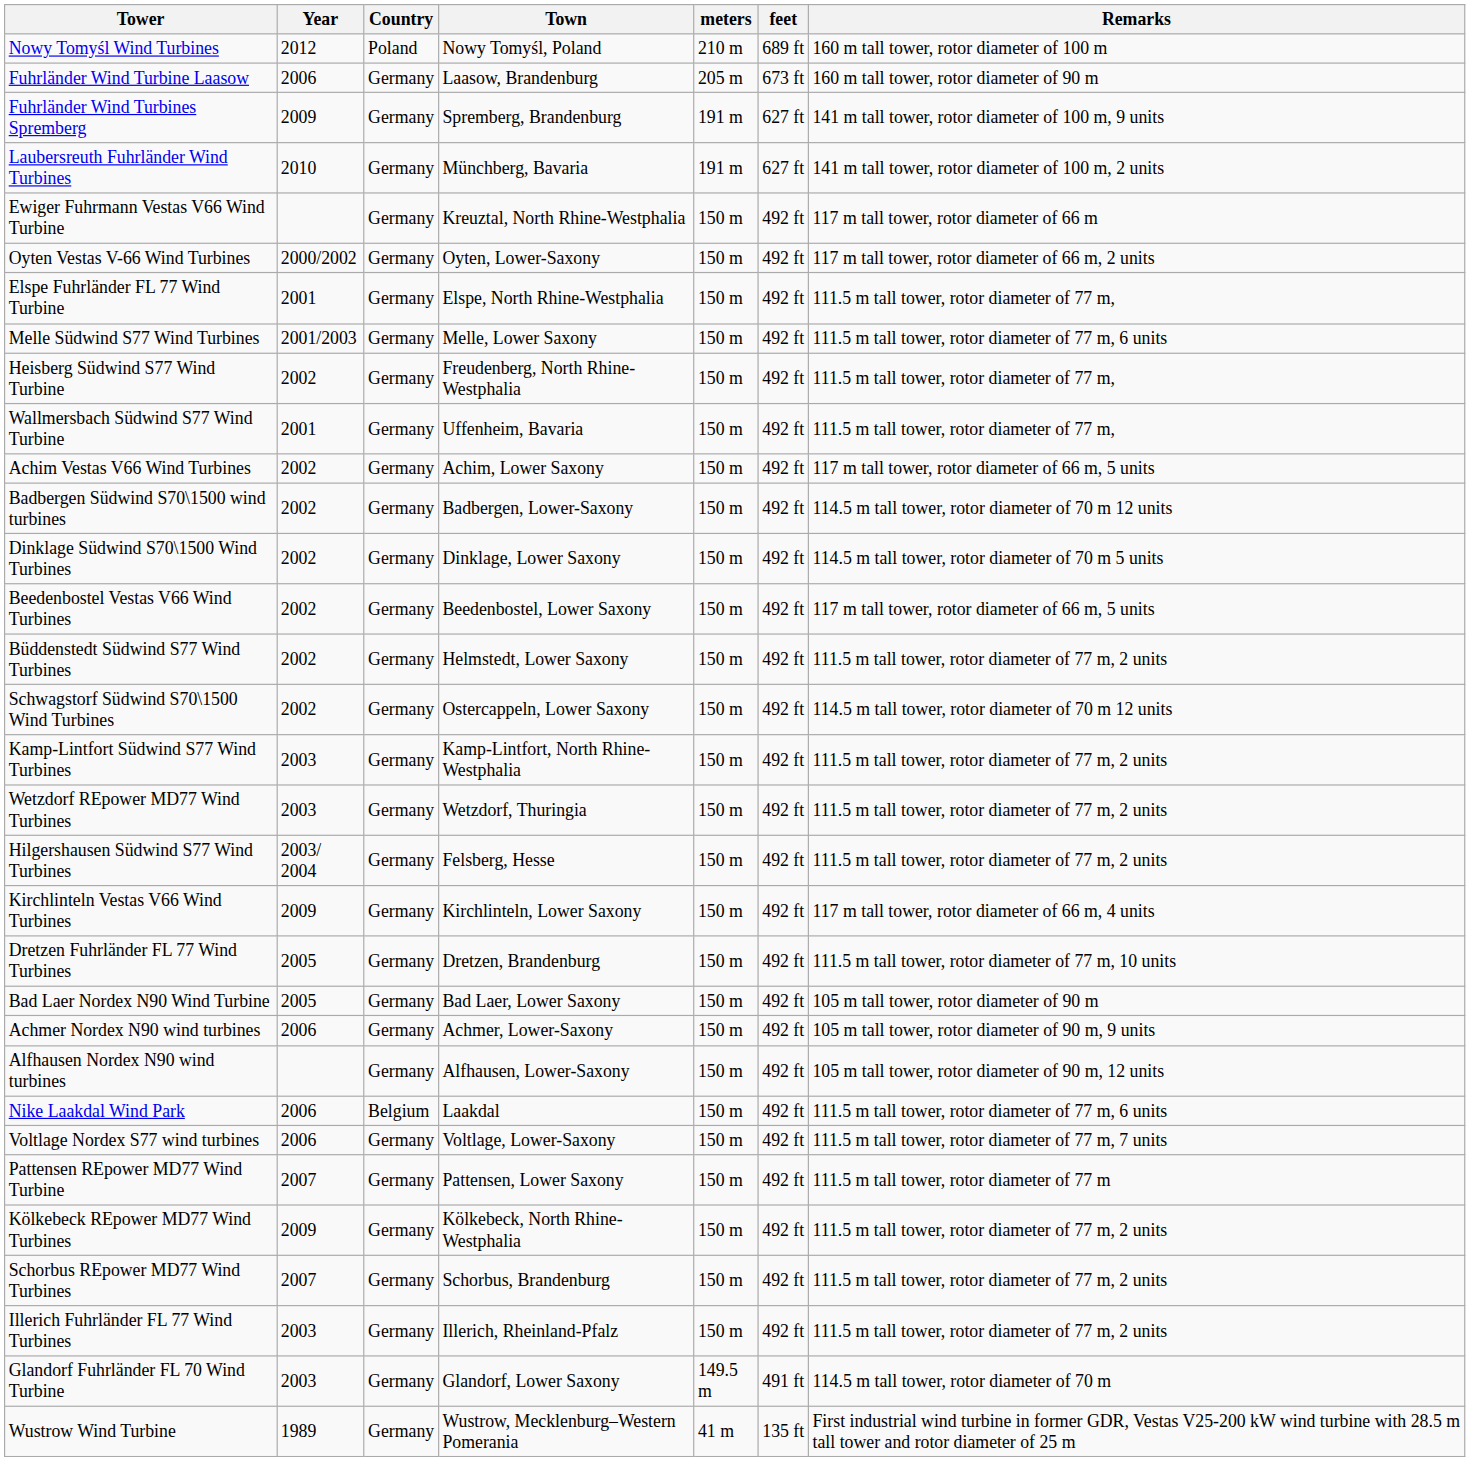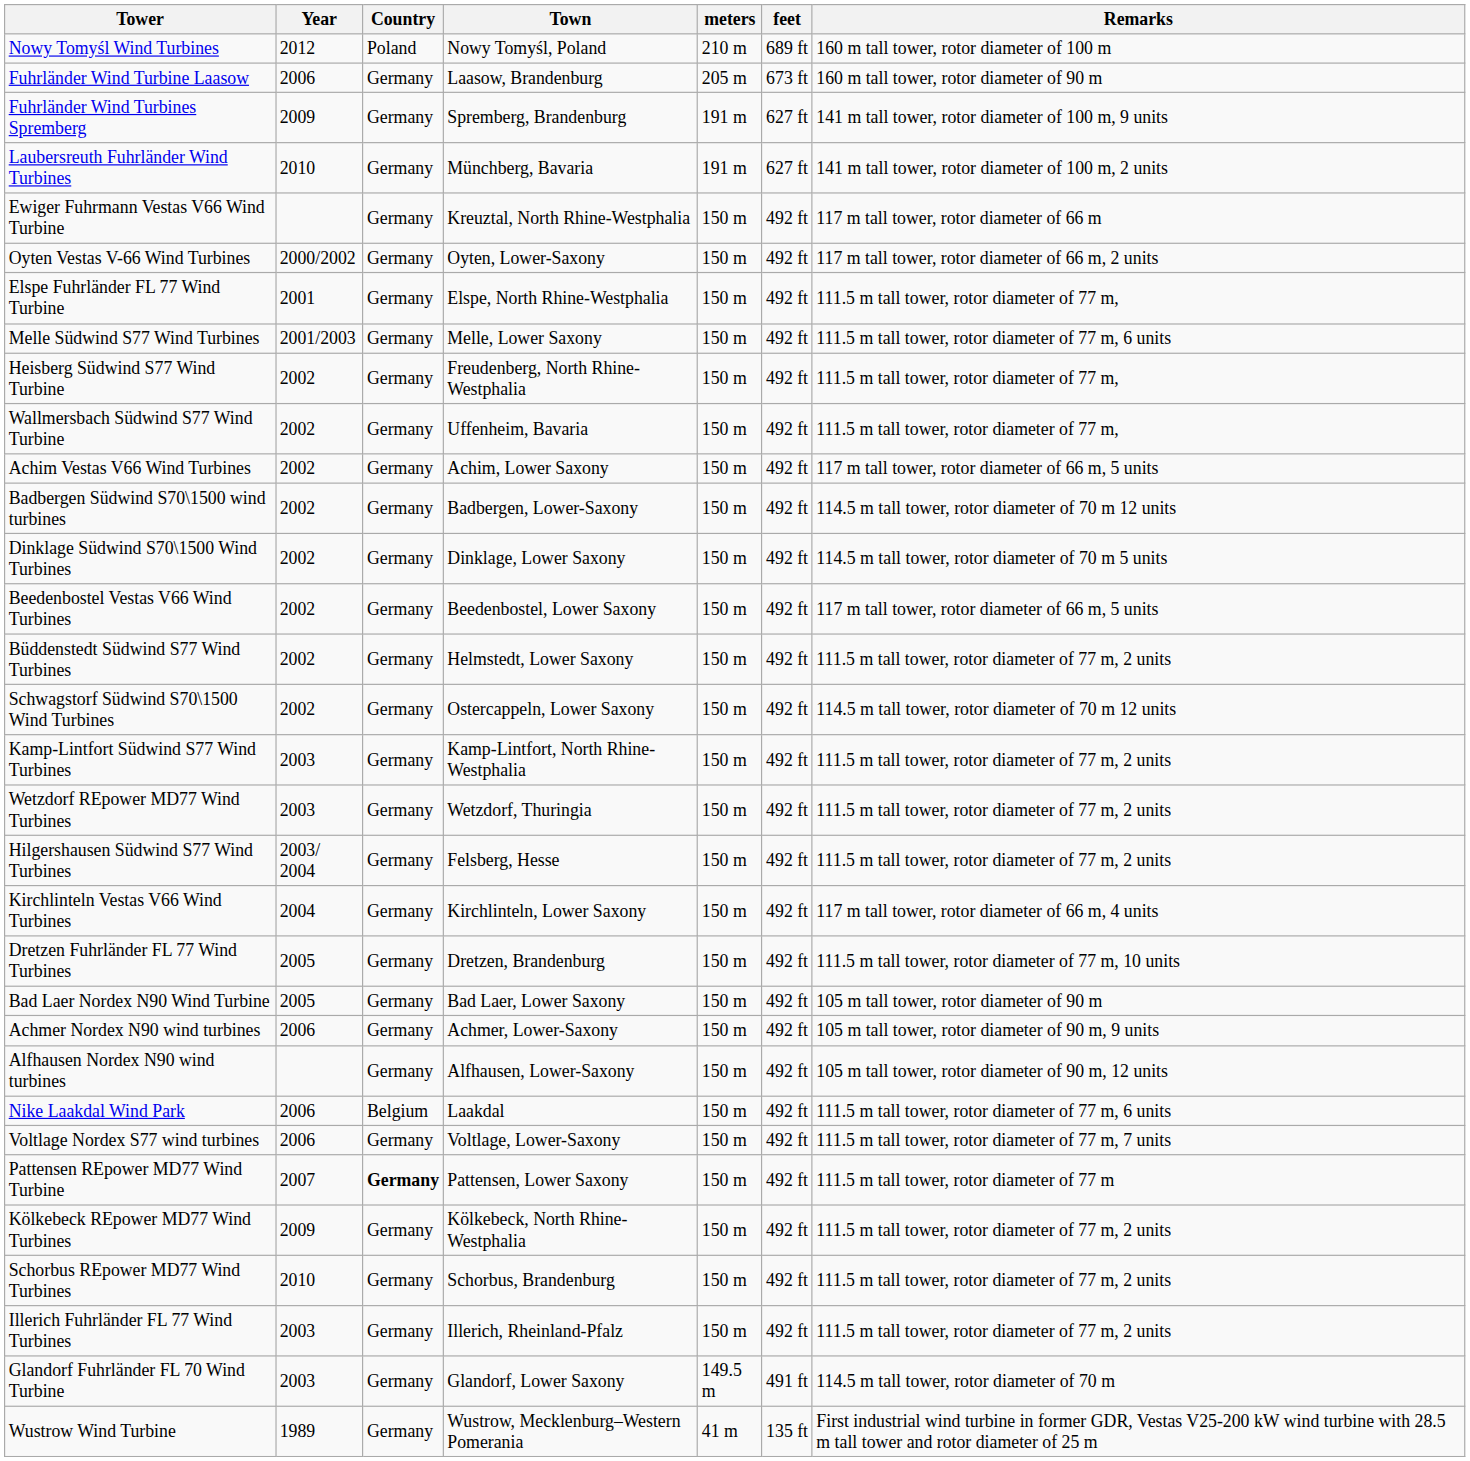(299, 428) 2001 -> (297, 428) 2002
(299, 911) 2009 -> (297, 911) 2004
(401, 1179) normal -> (403, 1179) bold
(299, 1280) 2007 -> (297, 1280) 2010
